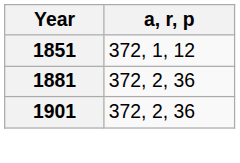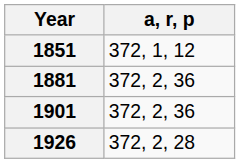+ row: (55, 142)
